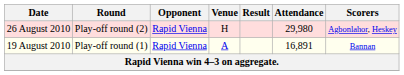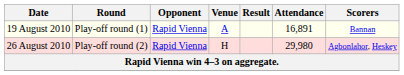rows swapped: (38, 46) <-> (38, 29)
